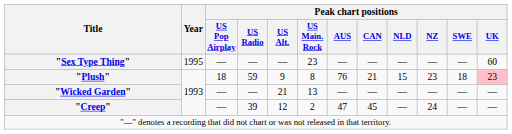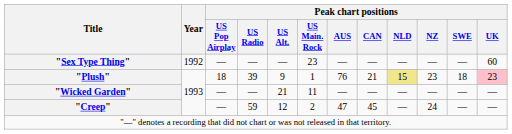(193, 61) 1995 -> (193, 61) 1992
(252, 77) 59 -> (252, 77) 39
(312, 77) 8 -> (312, 77) 1
(402, 77) no background -> (402, 77) khaki background
(312, 92) 13 -> (312, 92) 11
(252, 107) 39 -> (252, 107) 59
